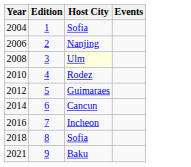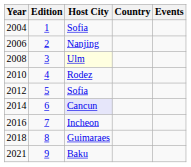+ column: (132, 12)
(88, 91) Guimaraes -> (77, 91) Sofia
(82, 106) no background -> (82, 106) lavender background
(77, 138) Sofia -> (88, 138) Guimaraes
